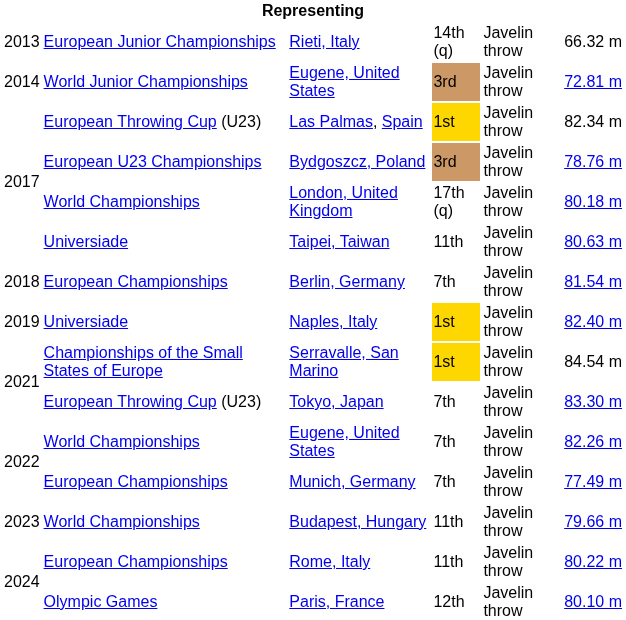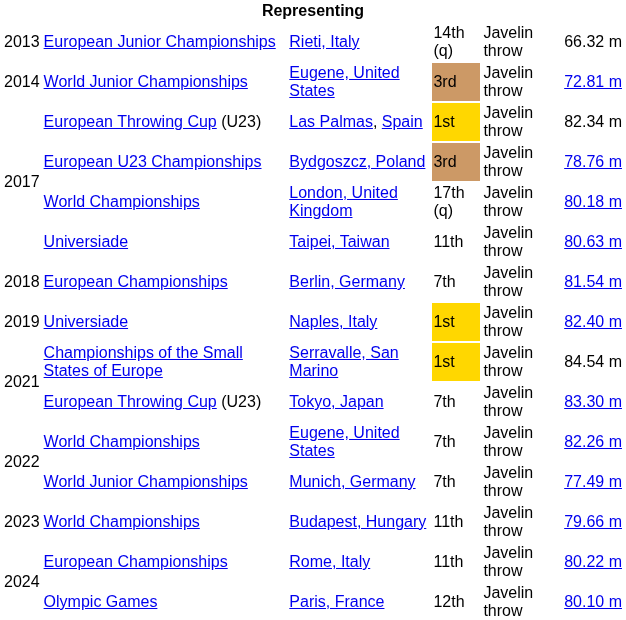(136, 482) European Championships -> (146, 482) World Junior Championships
